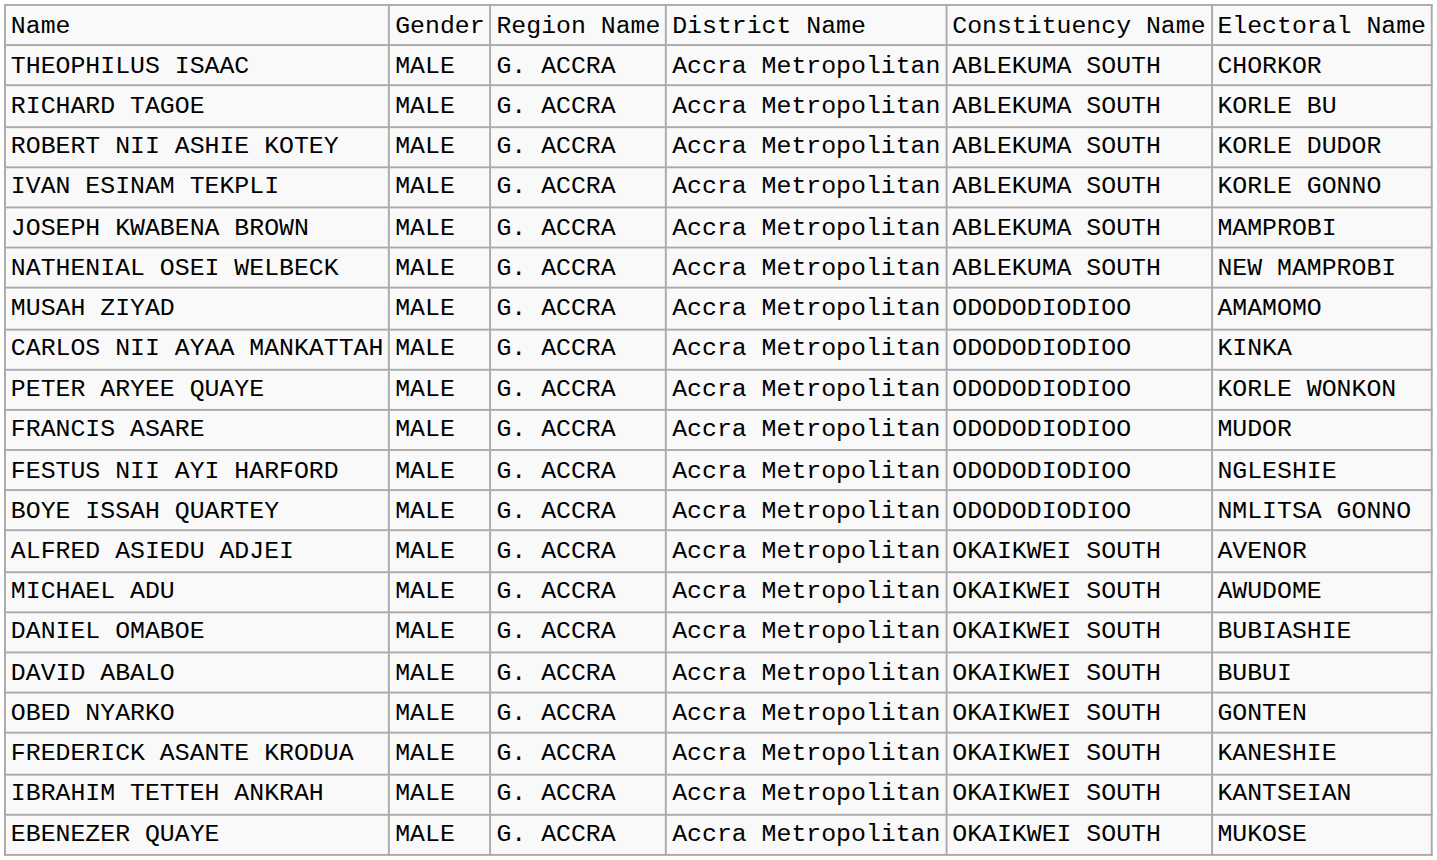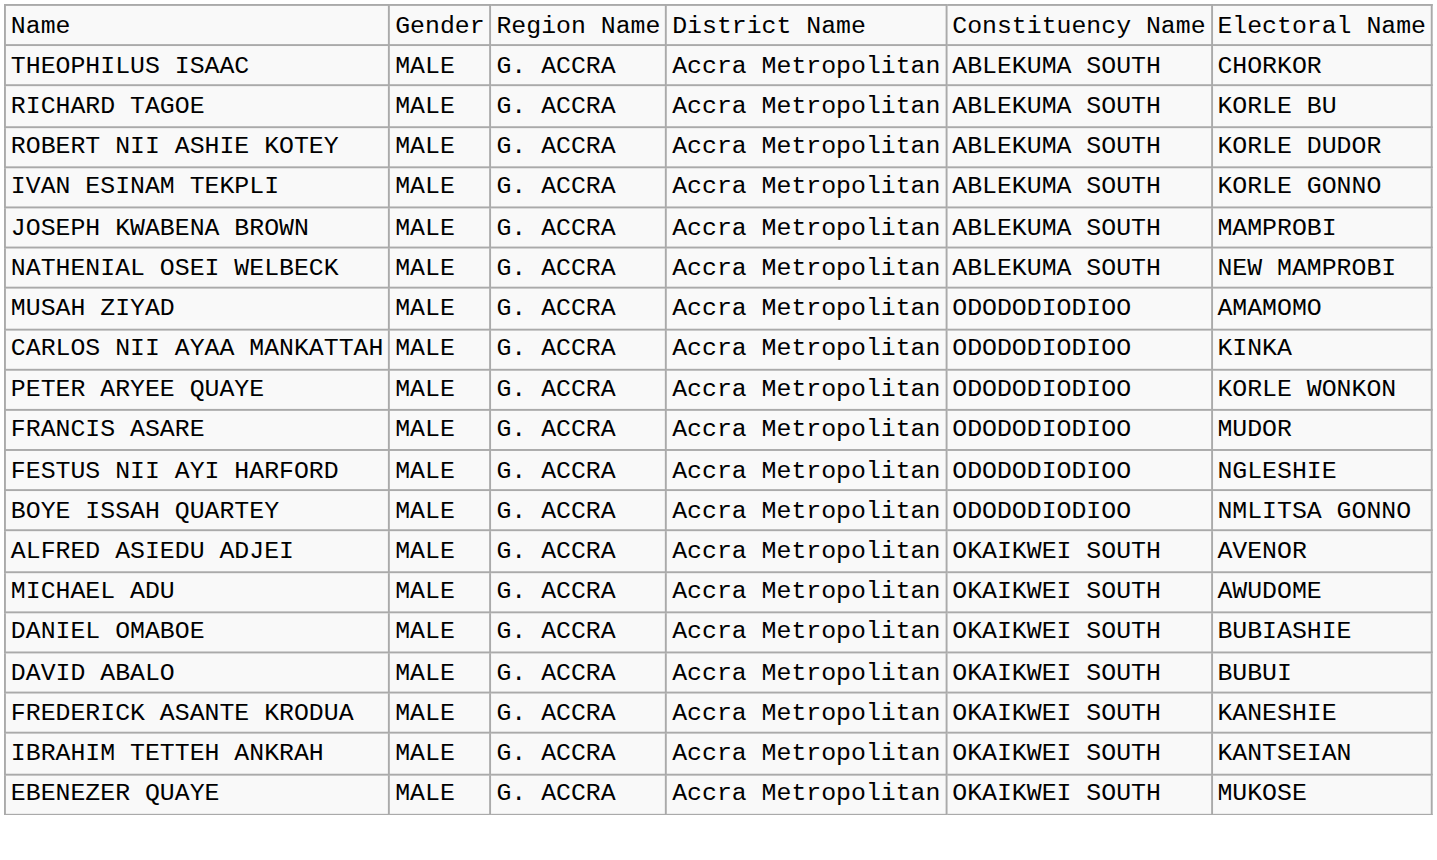- row: (93, 713)
